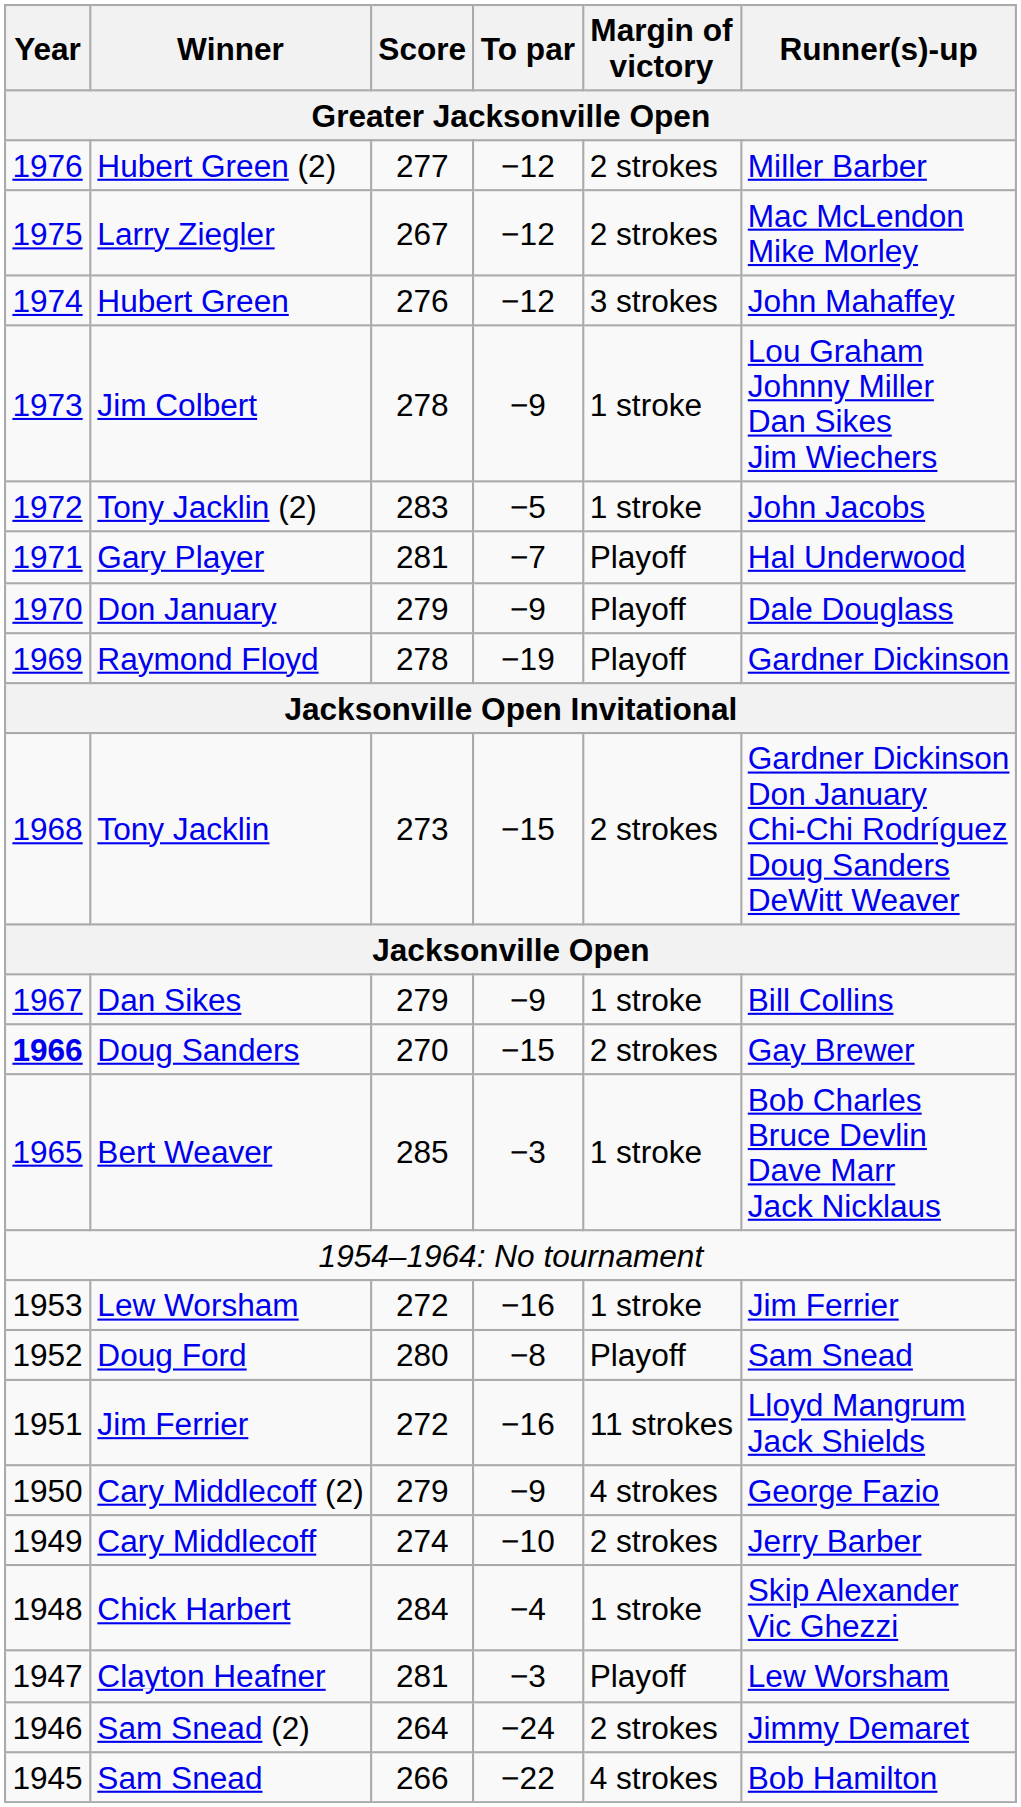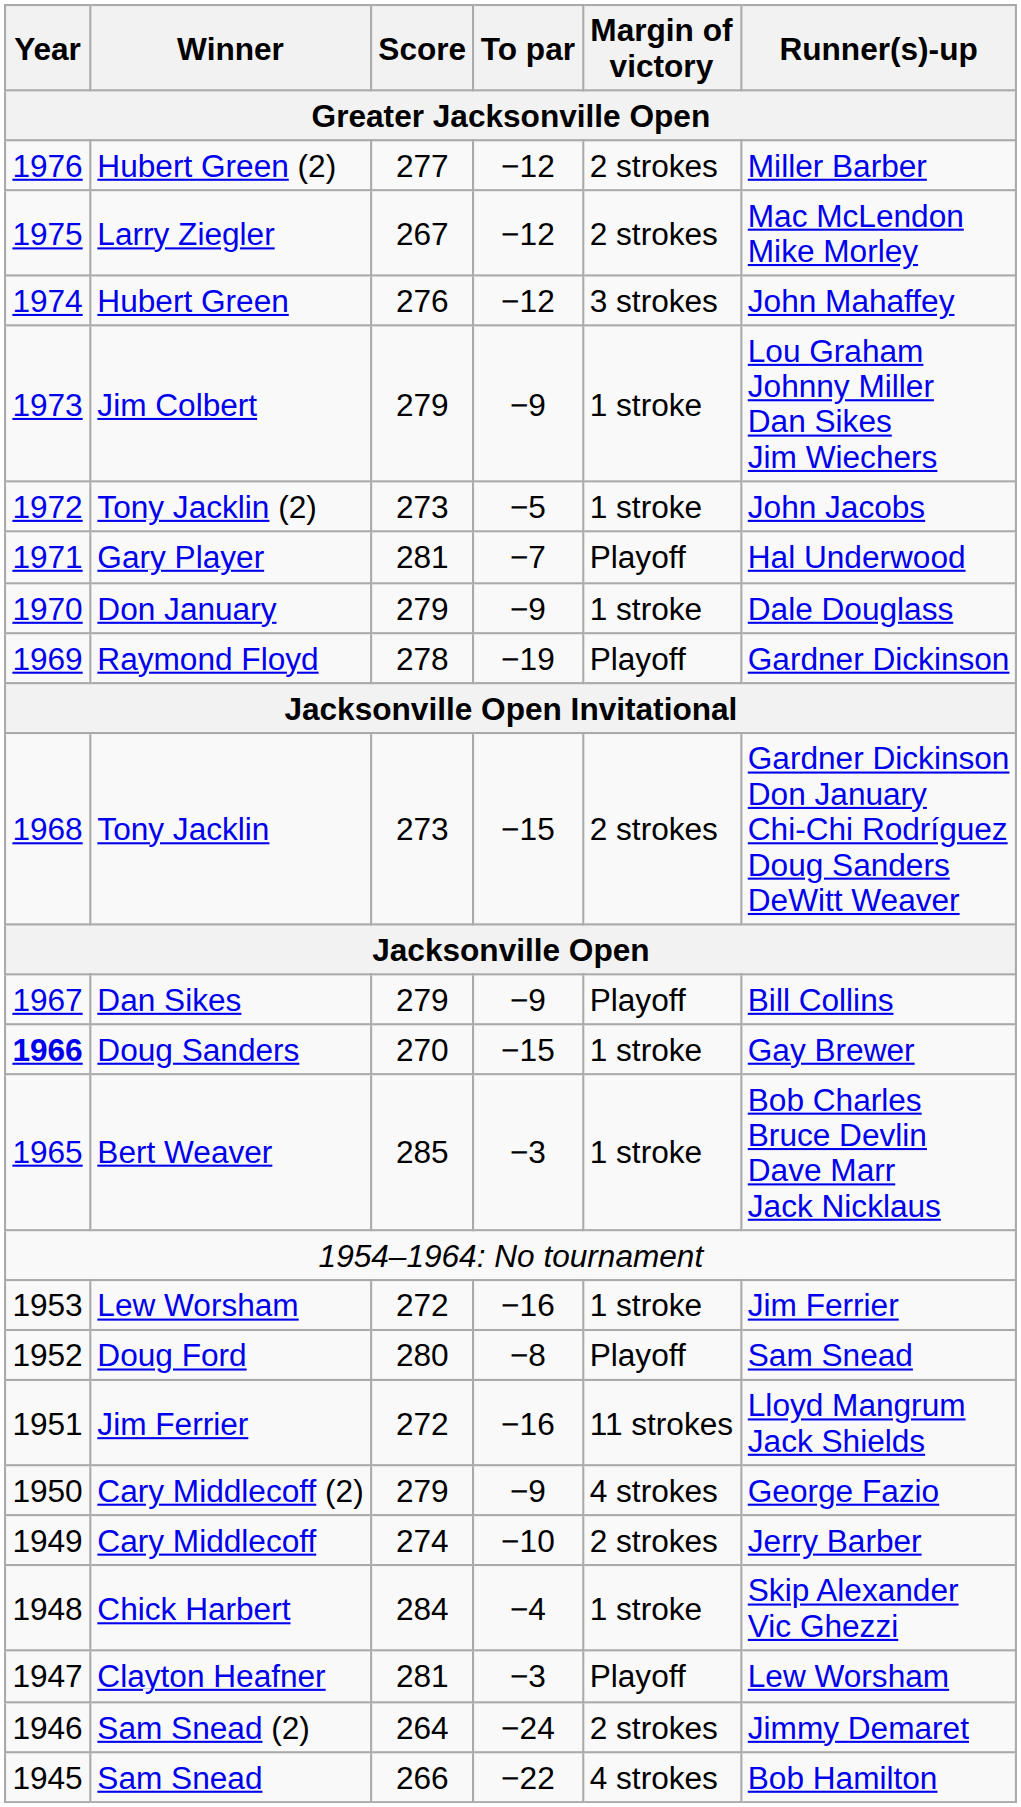(422, 404) 278 -> (422, 404) 279
(422, 507) 283 -> (422, 507) 273
(638, 607) Playoff -> (646, 607) 1 stroke
(646, 999) 1 stroke -> (638, 999) Playoff
(654, 1049) 2 strokes -> (646, 1049) 1 stroke
